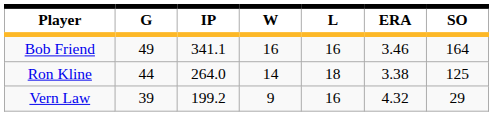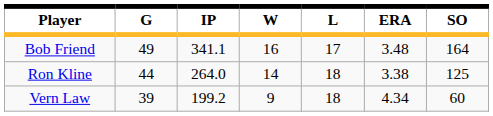(333, 49) 16 -> (333, 49) 17
(395, 49) 3.46 -> (395, 49) 3.48
(333, 98) 16 -> (333, 98) 18
(395, 98) 4.32 -> (395, 98) 4.34
(457, 98) 29 -> (457, 98) 60
